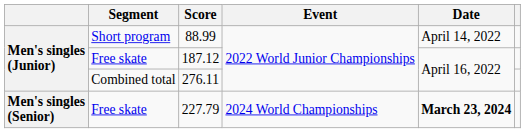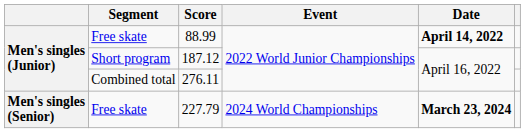(131, 36) Short program -> (119, 36) Free skate
(461, 36) normal -> (462, 36) bold
(119, 58) Free skate -> (131, 58) Short program
